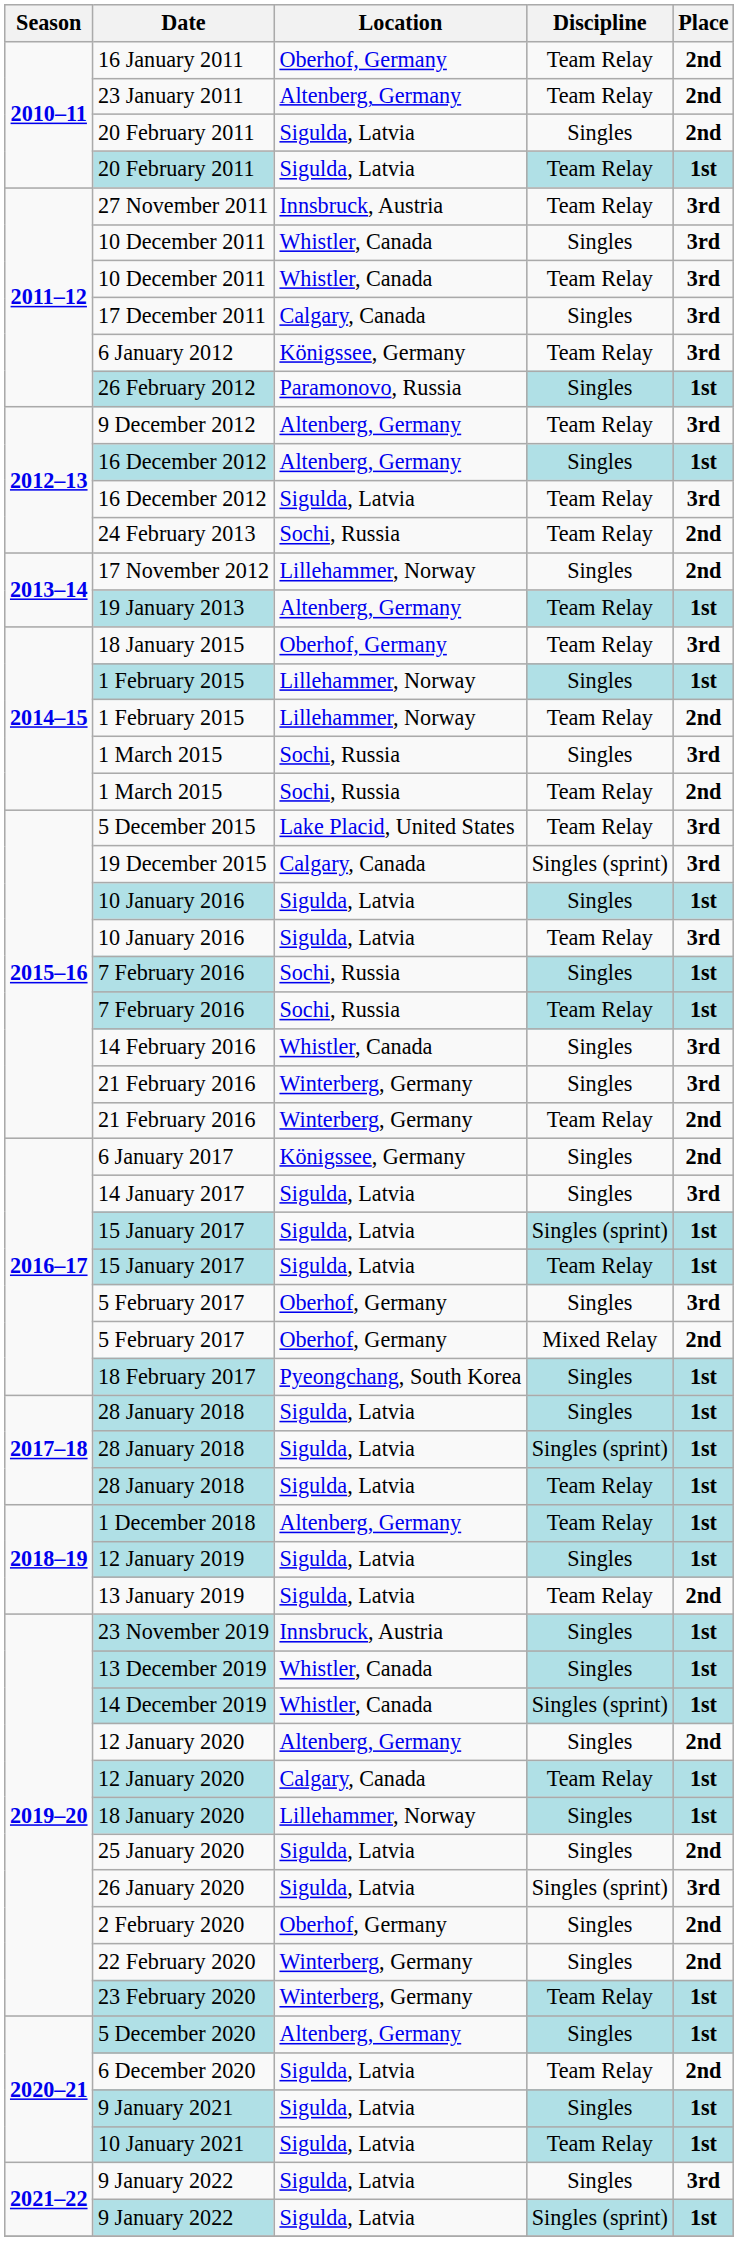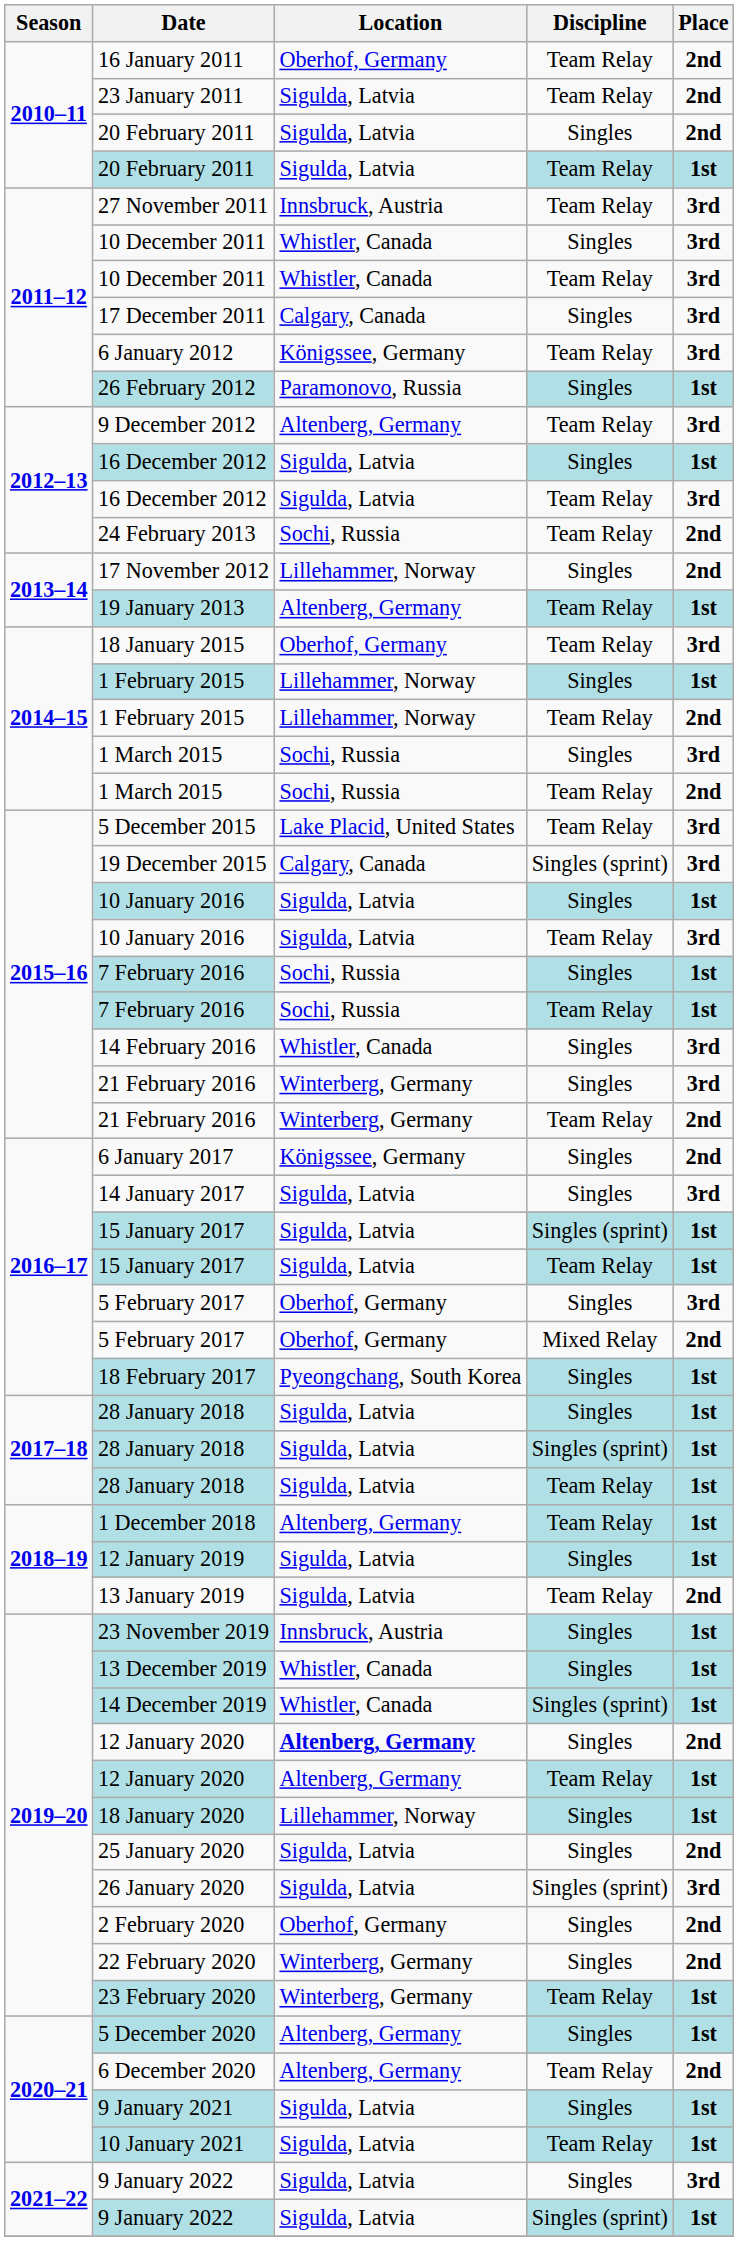(370, 96) Altenberg, Germany -> (347, 96) Sigulda, Latvia
(370, 462) Altenberg, Germany -> (347, 462) Sigulda, Latvia
(370, 1742) normal -> (377, 1742) bold
(353, 1778) Calgary, Canada -> (370, 1778) Altenberg, Germany
(347, 2071) Sigulda, Latvia -> (370, 2071) Altenberg, Germany
